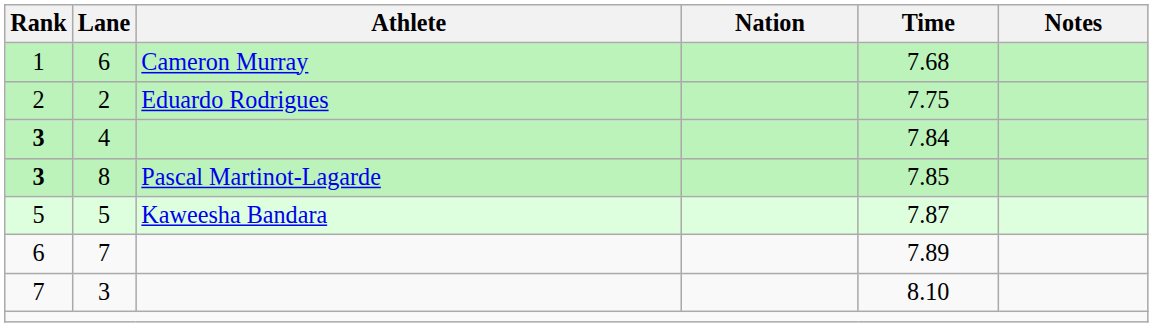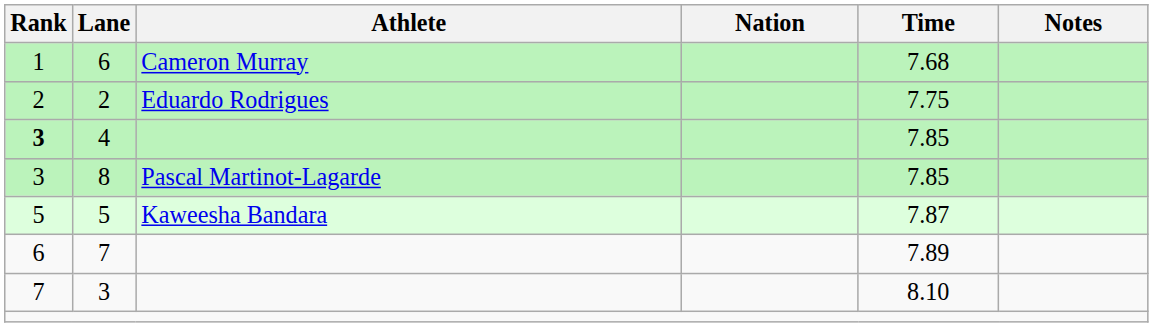(928, 138) 7.84 -> (928, 138) 7.85
(39, 176) bold -> (39, 176) normal
